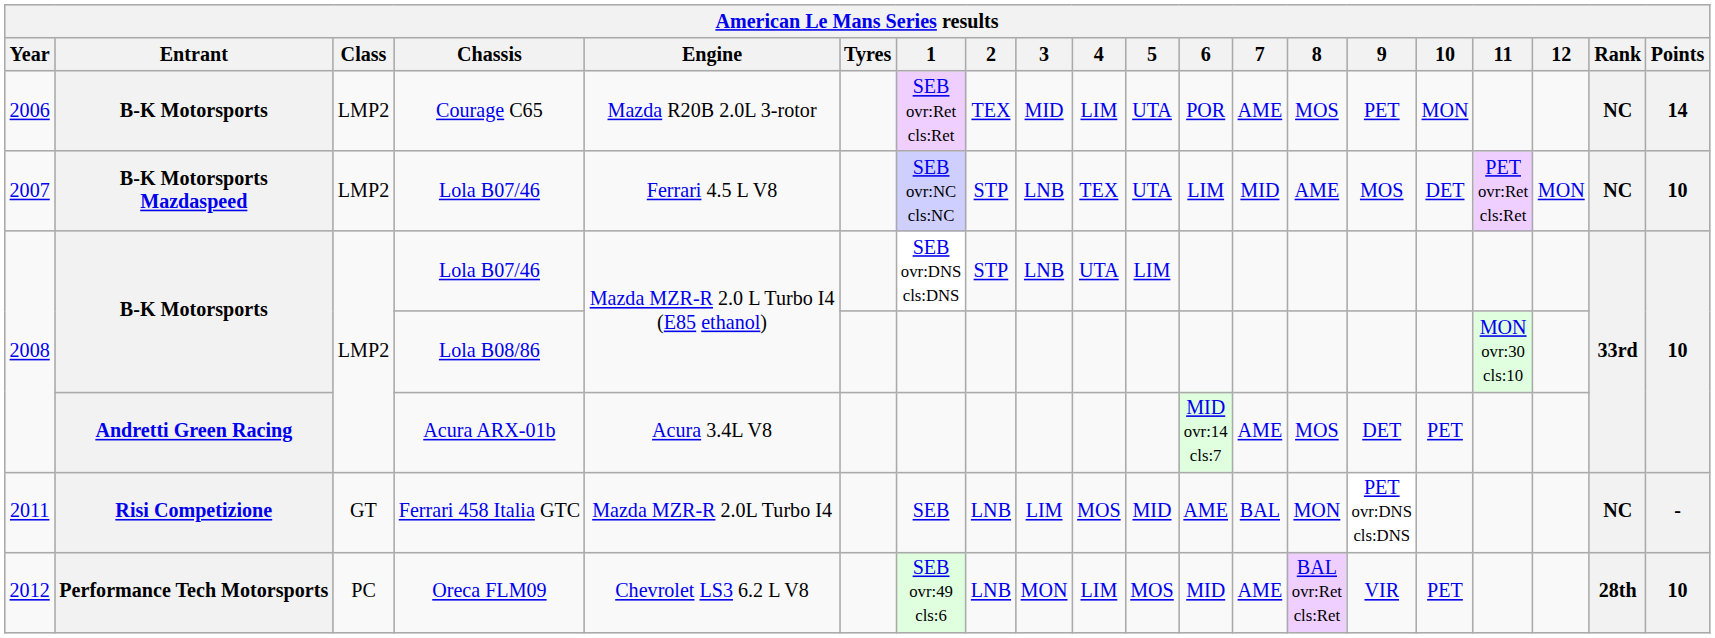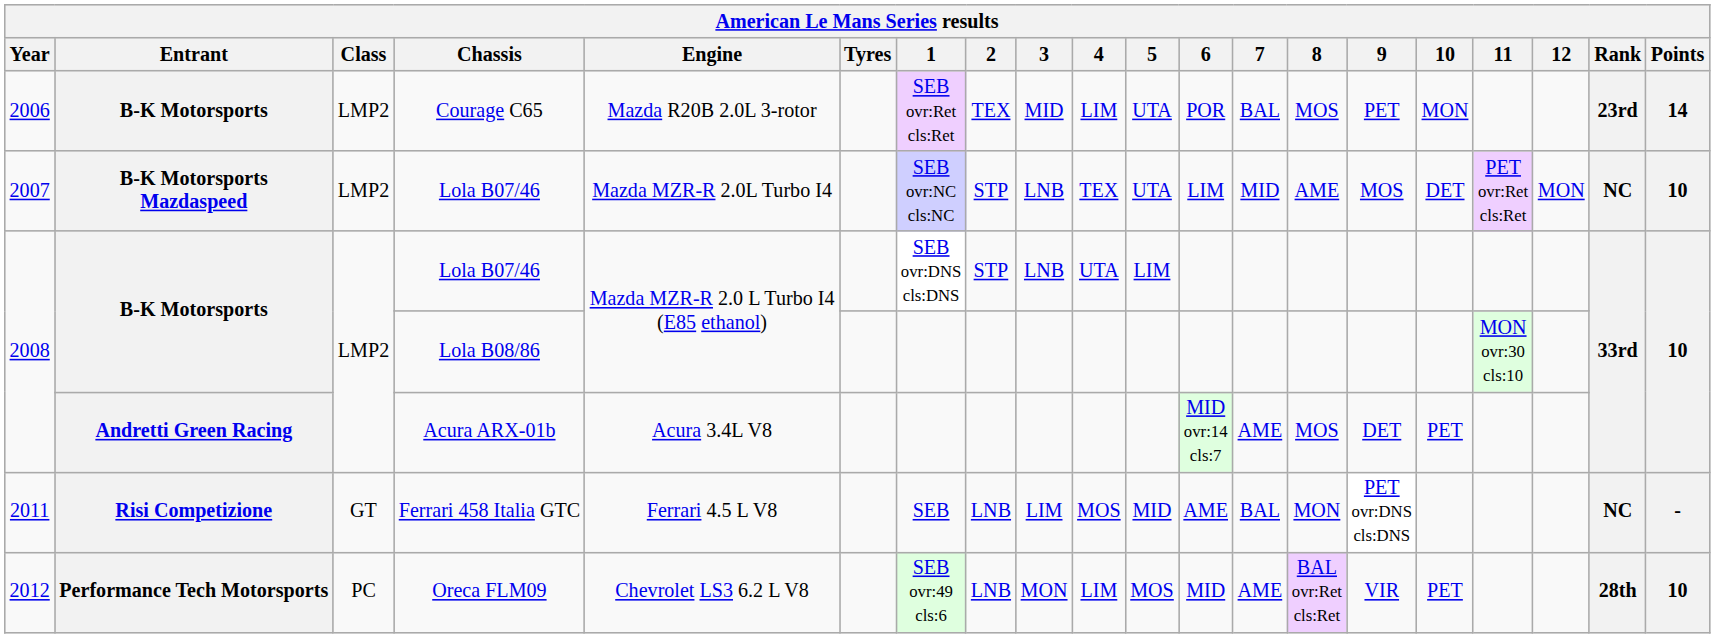(1260, 110) AME -> (1260, 110) BAL
(1618, 110) NC -> (1618, 110) 23rd
(712, 190) Ferrari 4.5 L V8 -> (712, 190) Mazda MZR-R 2.0L Turbo I4
(712, 511) Mazda MZR-R 2.0L Turbo I4 -> (712, 511) Ferrari 4.5 L V8
